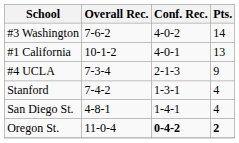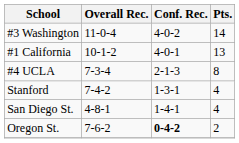(97, 33) 7-6-2 -> (100, 33) 11-0-4
(216, 71) 9 -> (216, 71) 8
(100, 128) 11-0-4 -> (97, 128) 7-6-2
(216, 128) bold -> (216, 128) normal
